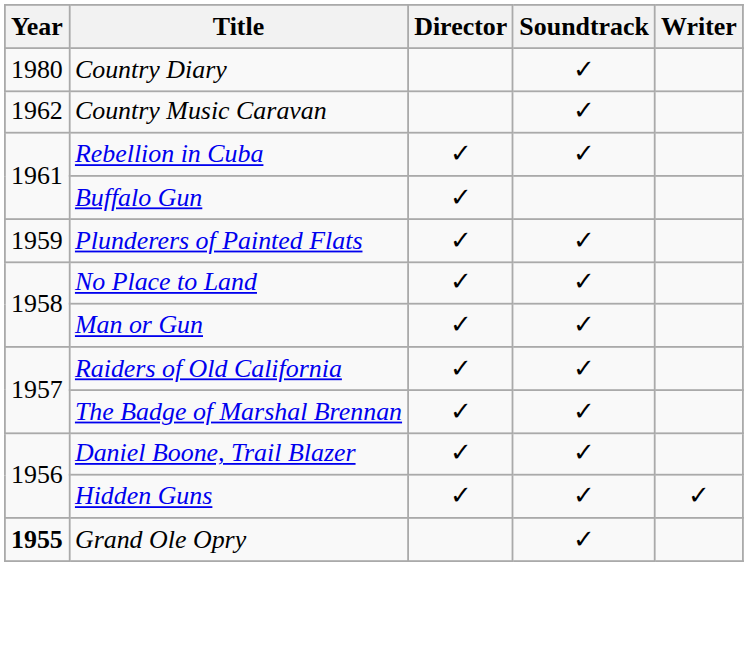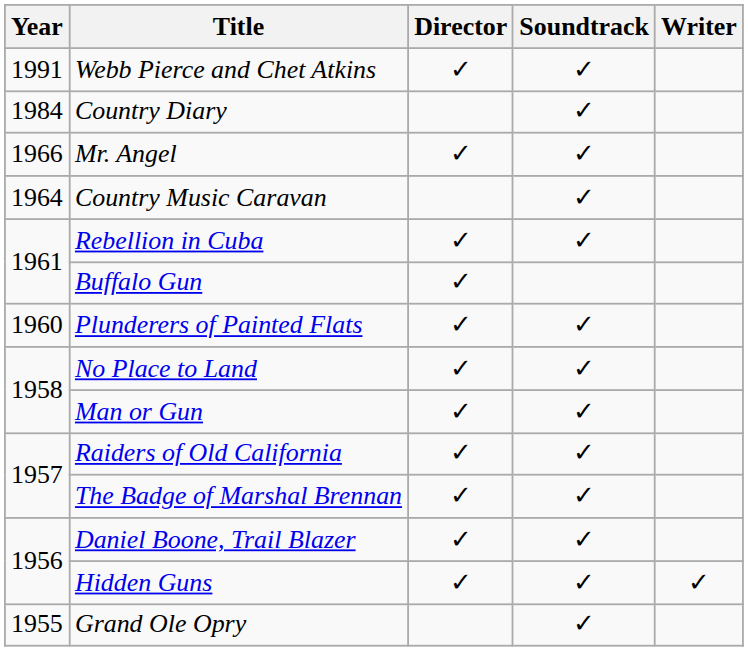+ row: (226, 69)
(37, 69) 1980 -> (37, 111) 1984
+ row: (126, 154)
(37, 111) 1962 -> (37, 197) 1964
(37, 240) 1959 -> (37, 325) 1960
(37, 539) bold -> (37, 624) normal
